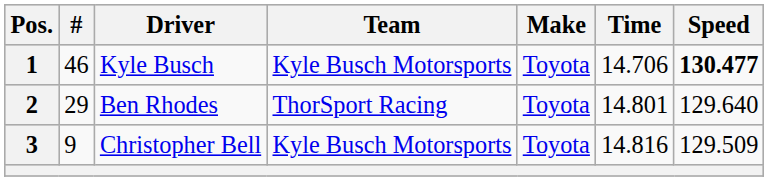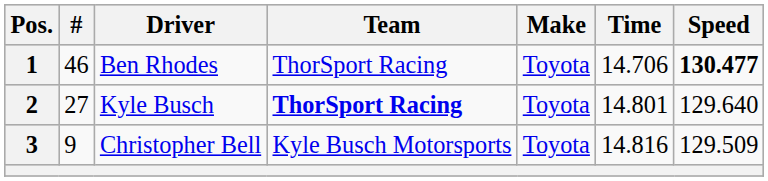(157, 64) Kyle Busch -> (159, 64) Ben Rhodes
(392, 64) Kyle Busch Motorsports -> (360, 64) ThorSport Racing
(76, 104) 29 -> (76, 104) 27
(159, 104) Ben Rhodes -> (157, 104) Kyle Busch
(360, 104) normal -> (367, 104) bold
